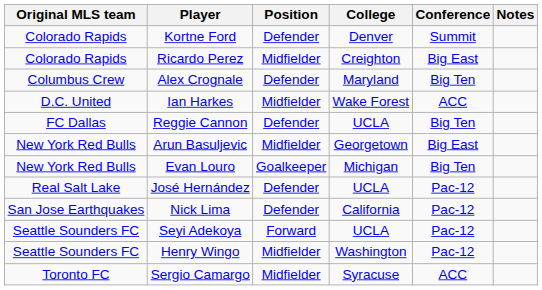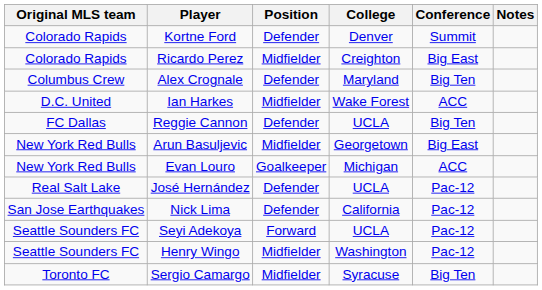(453, 166) Big Ten -> (453, 166) ACC
(453, 274) ACC -> (453, 274) Big Ten
